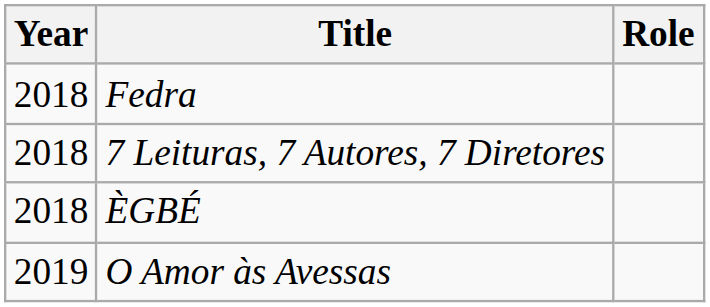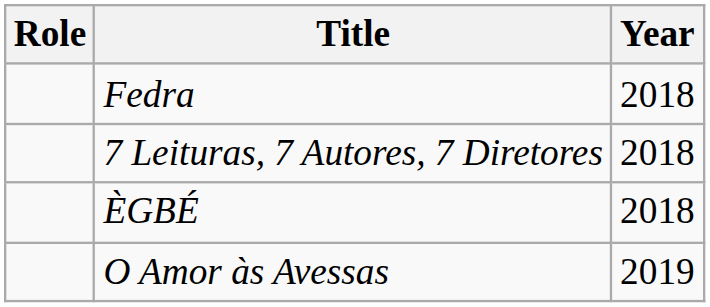columns swapped: (51, 34) <-> (658, 34)
